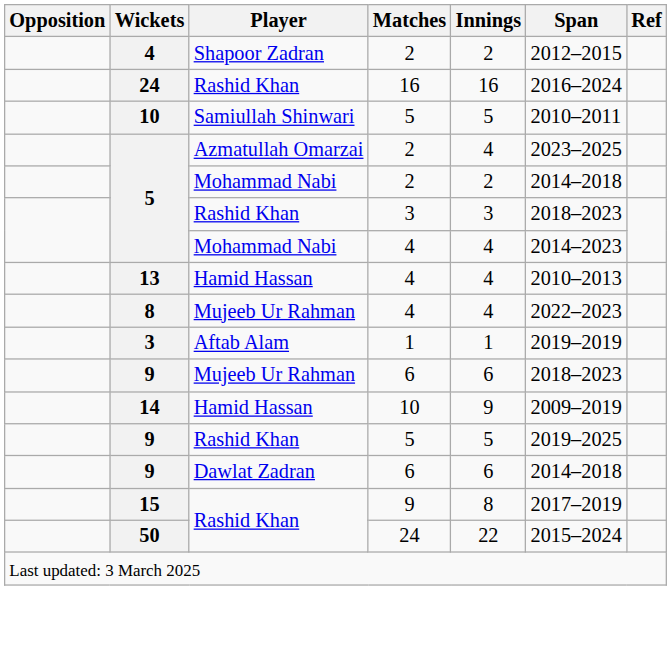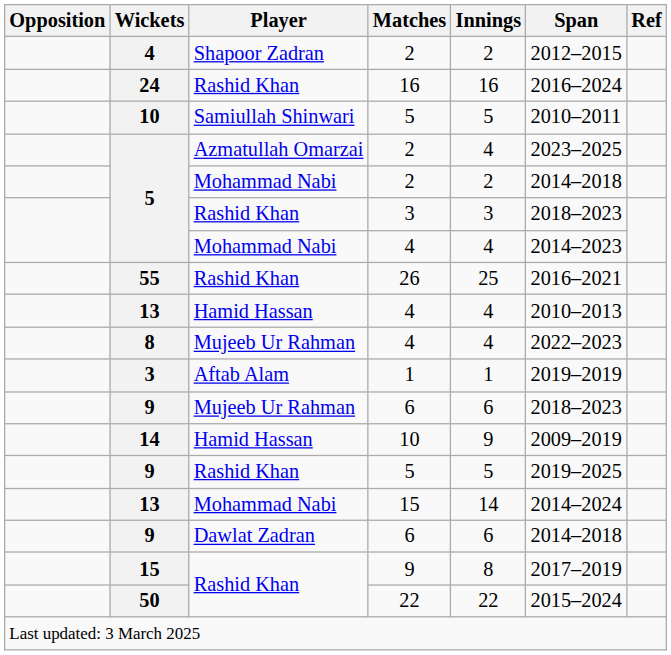+ row: (149, 278)
+ row: (149, 504)
(410, 536) 24 -> (410, 600) 22
